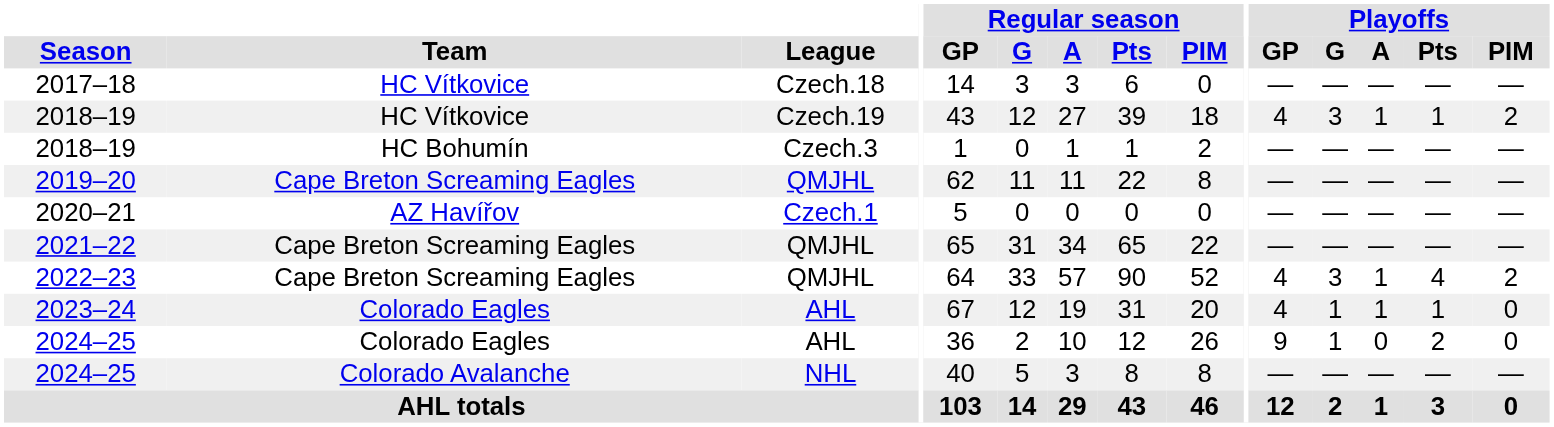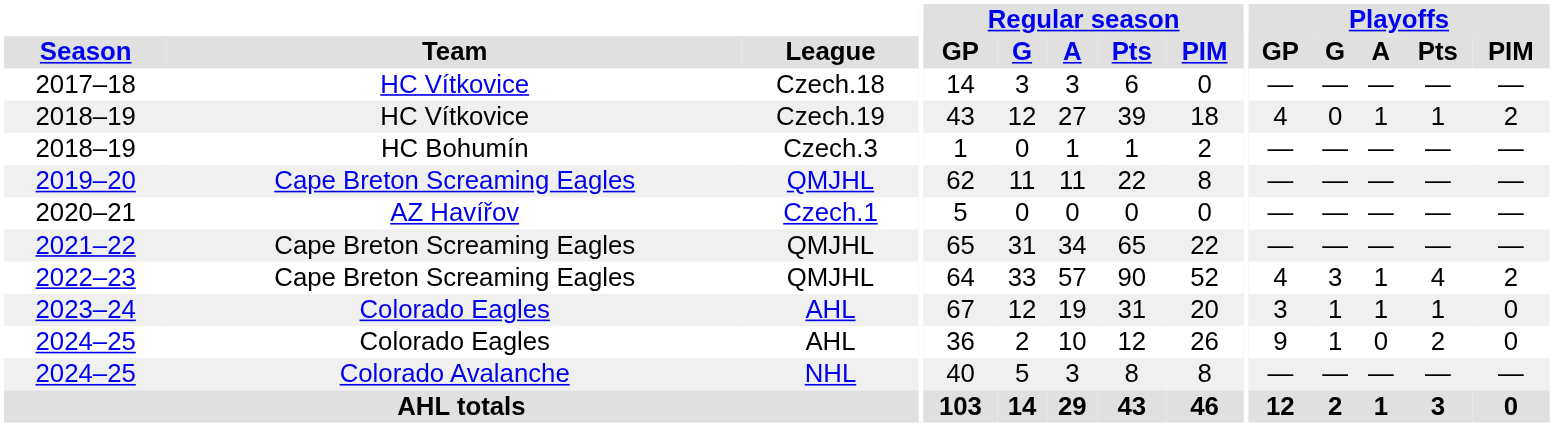(1335, 116) 3 -> (1335, 116) 0
(1280, 309) 4 -> (1280, 309) 3
